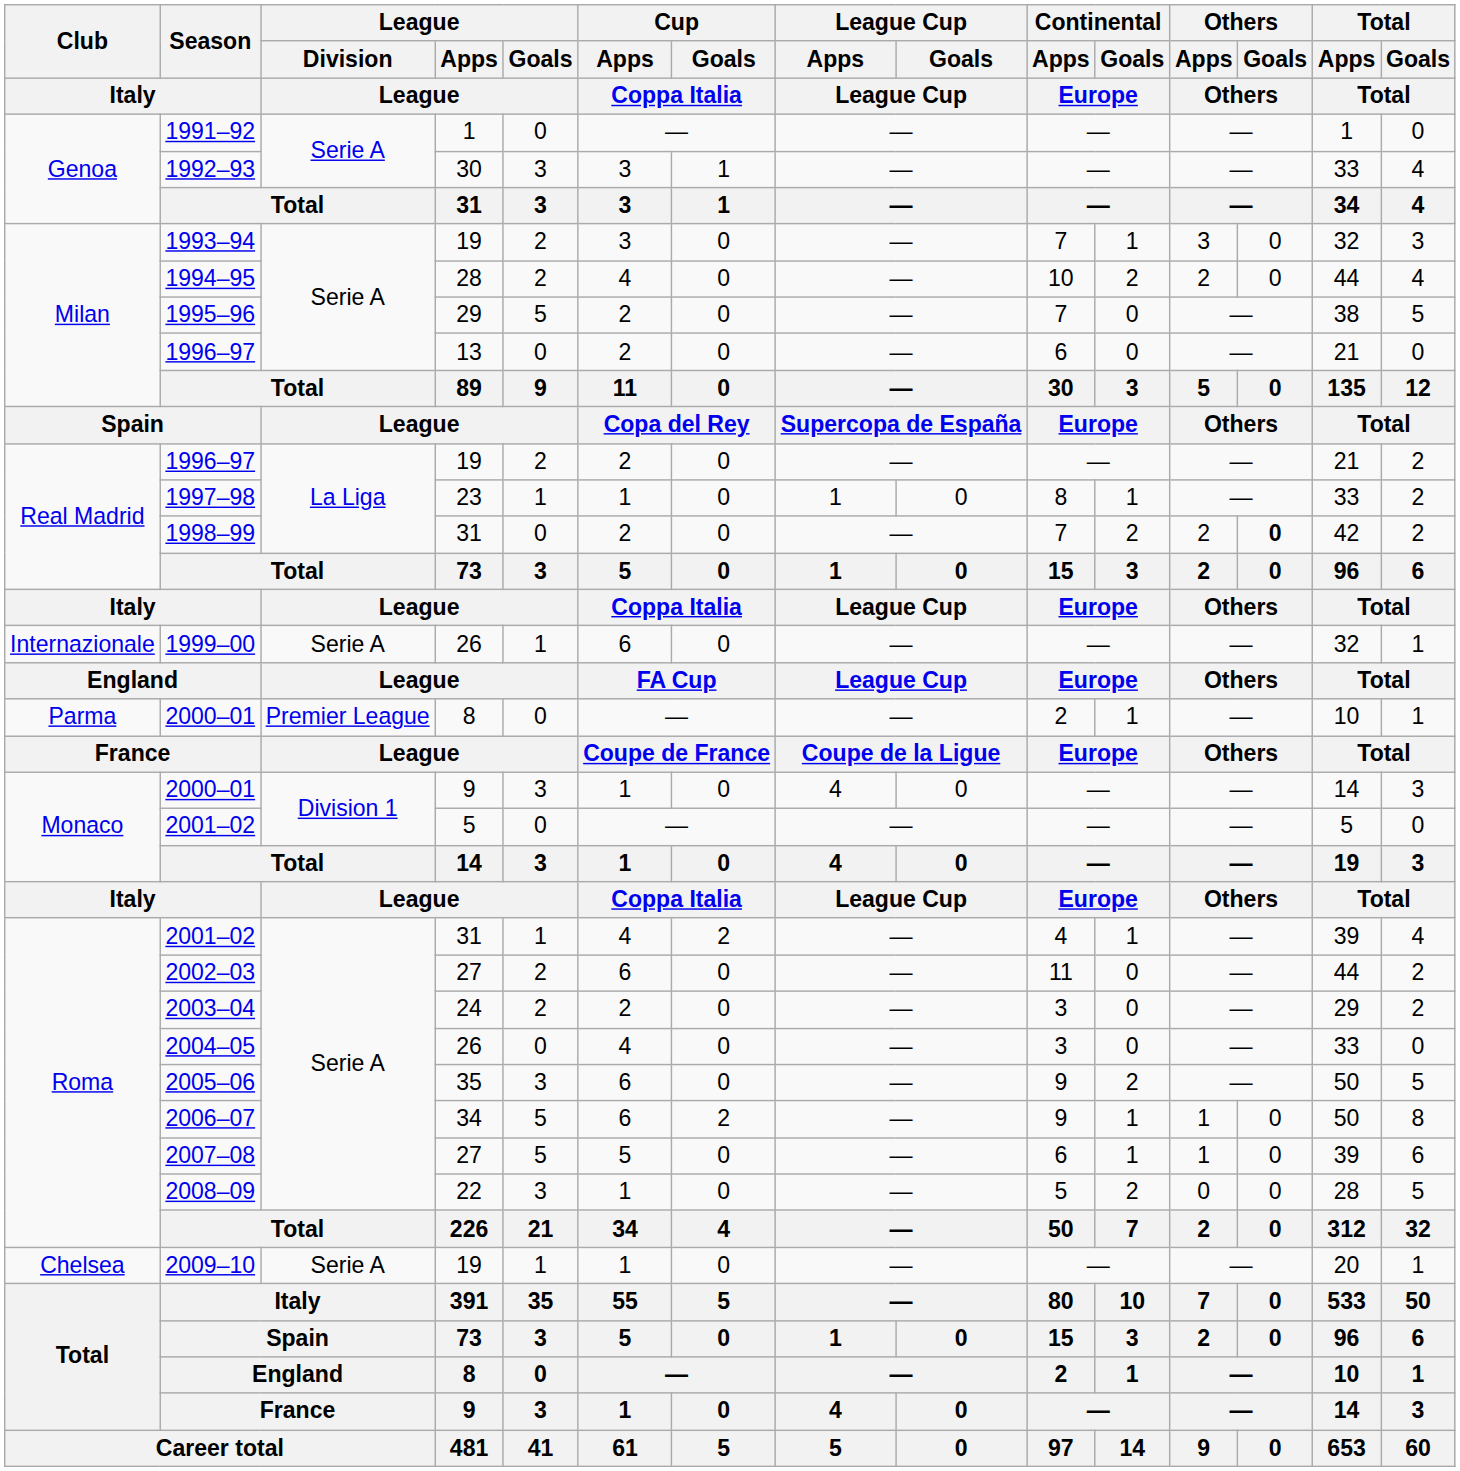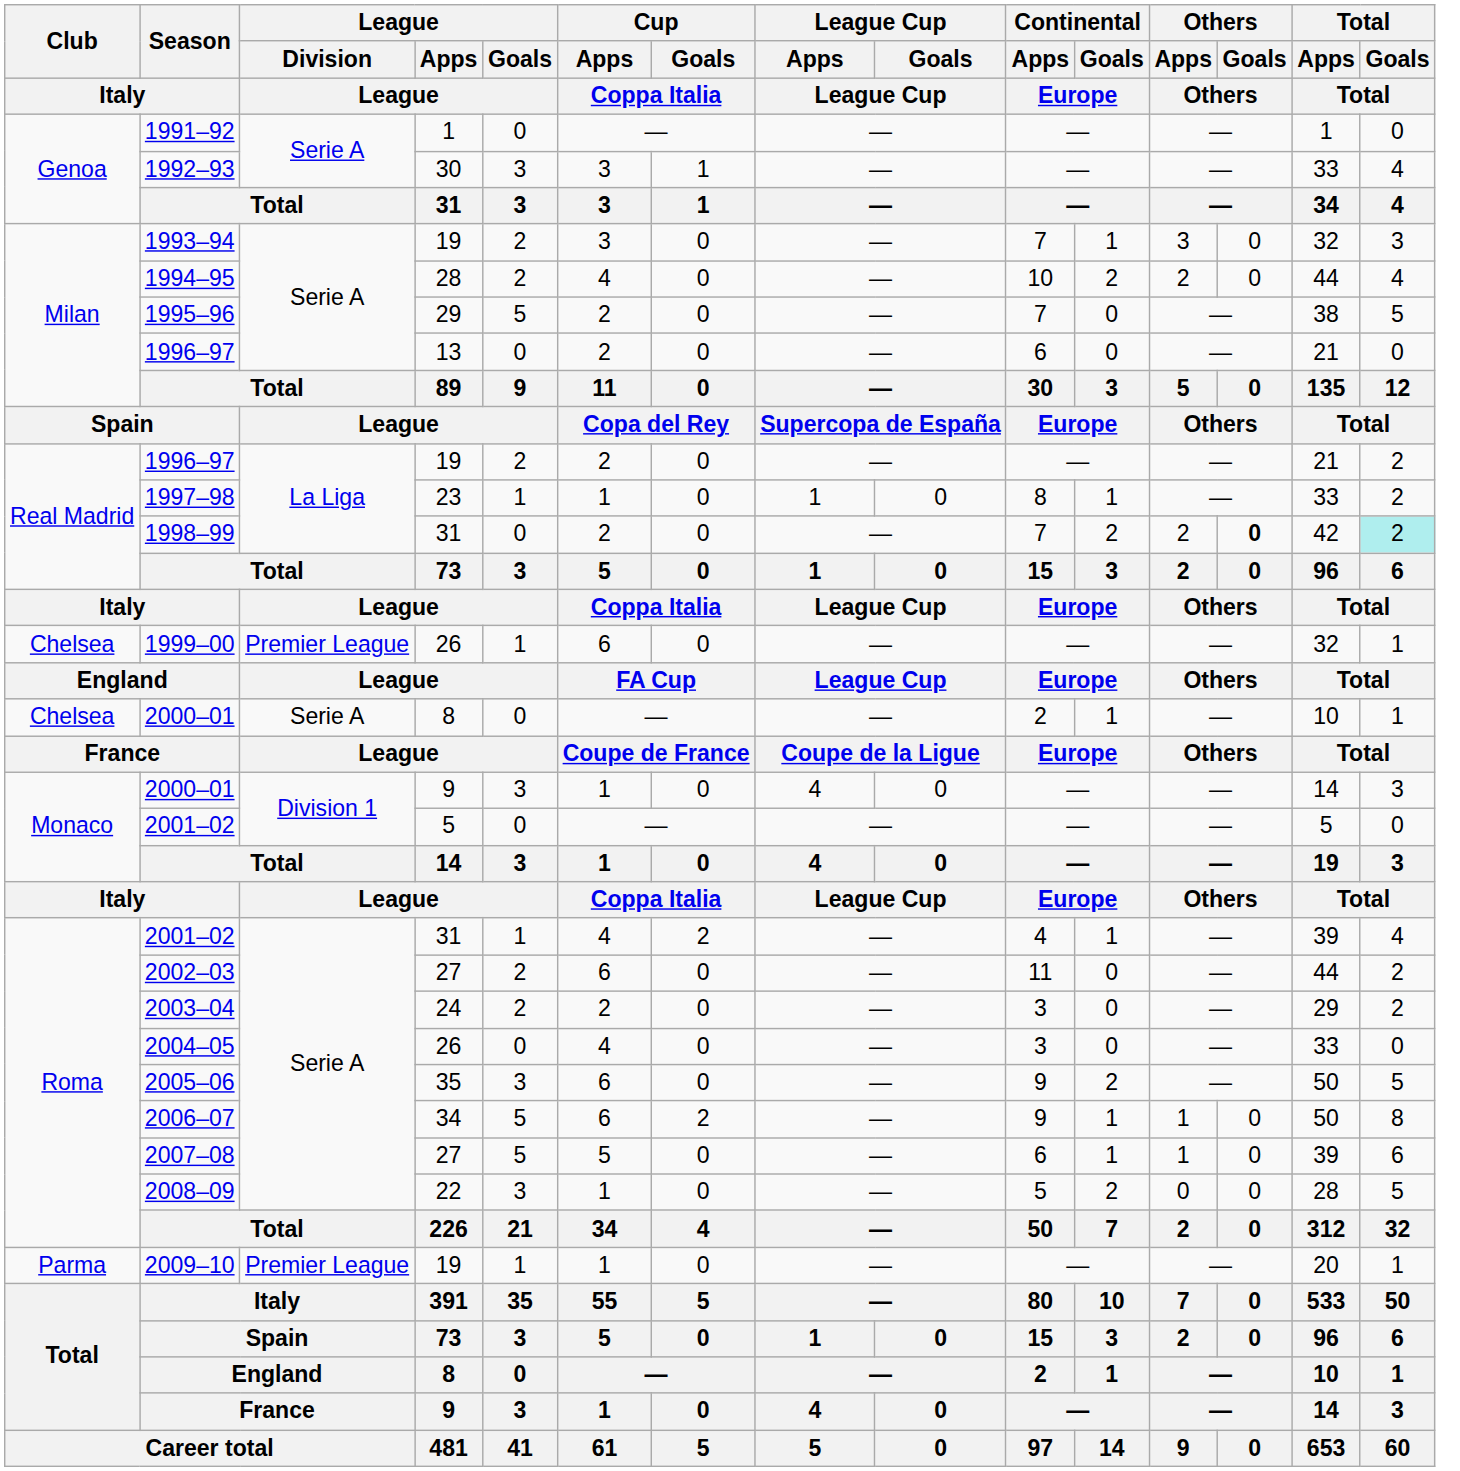(1418, 534) no background -> (1398, 534) paleturquoise background
(82, 643) Internazionale -> (72, 643) Chelsea
(348, 643) Serie A -> (327, 643) Premier League
(82, 717) Parma -> (72, 717) Chelsea
(348, 717) Premier League -> (327, 717) Serie A
(82, 1265) Chelsea -> (72, 1265) Parma
(348, 1265) Serie A -> (327, 1265) Premier League
